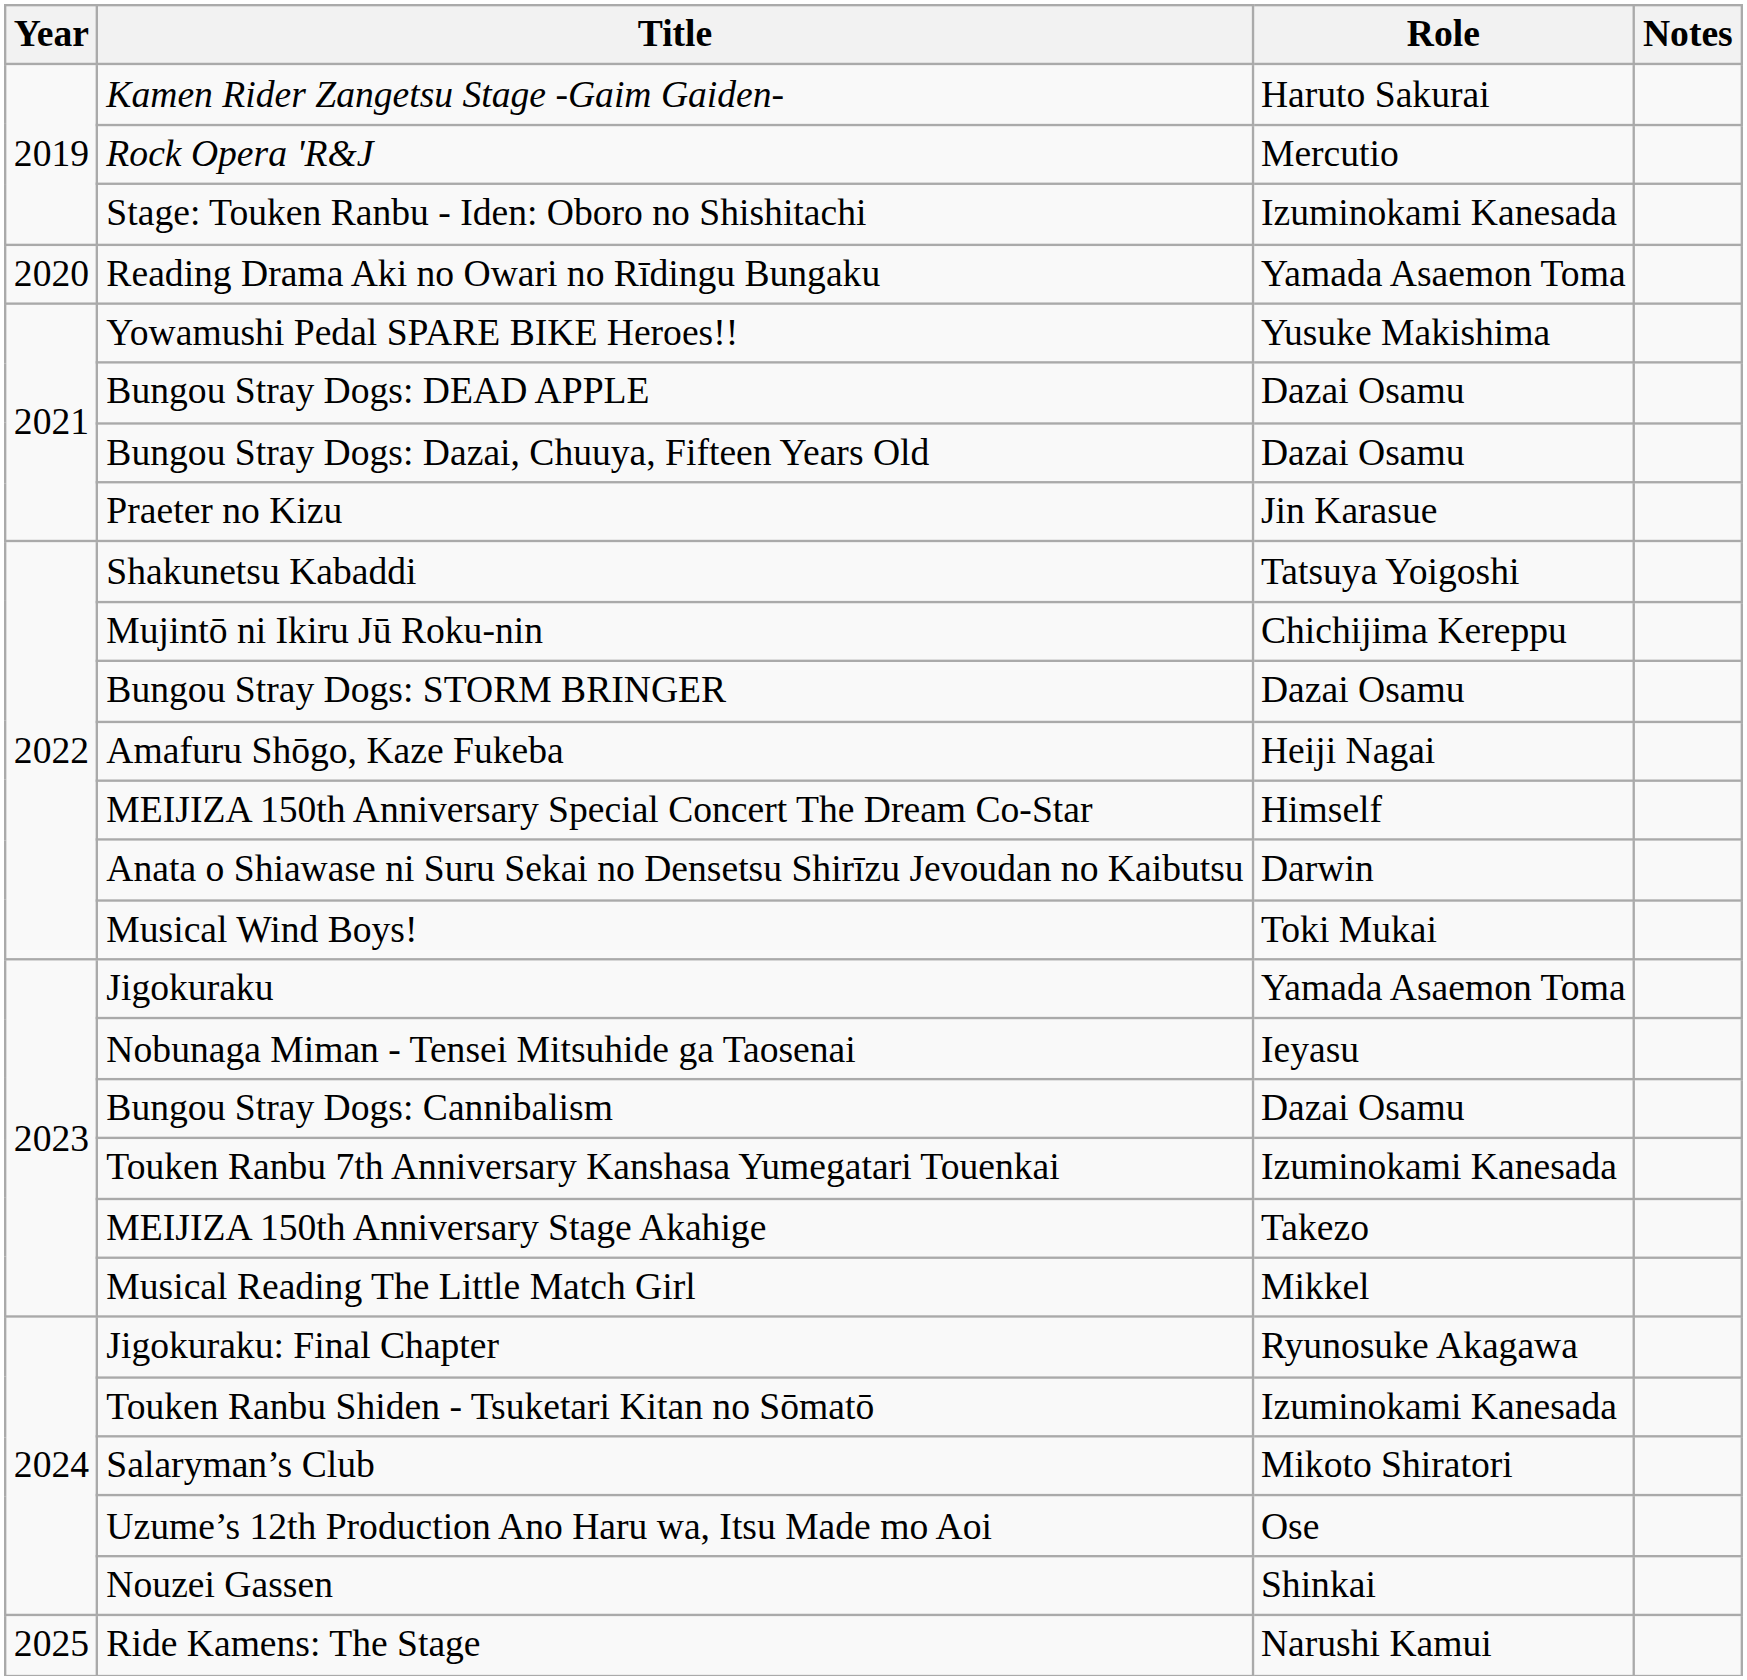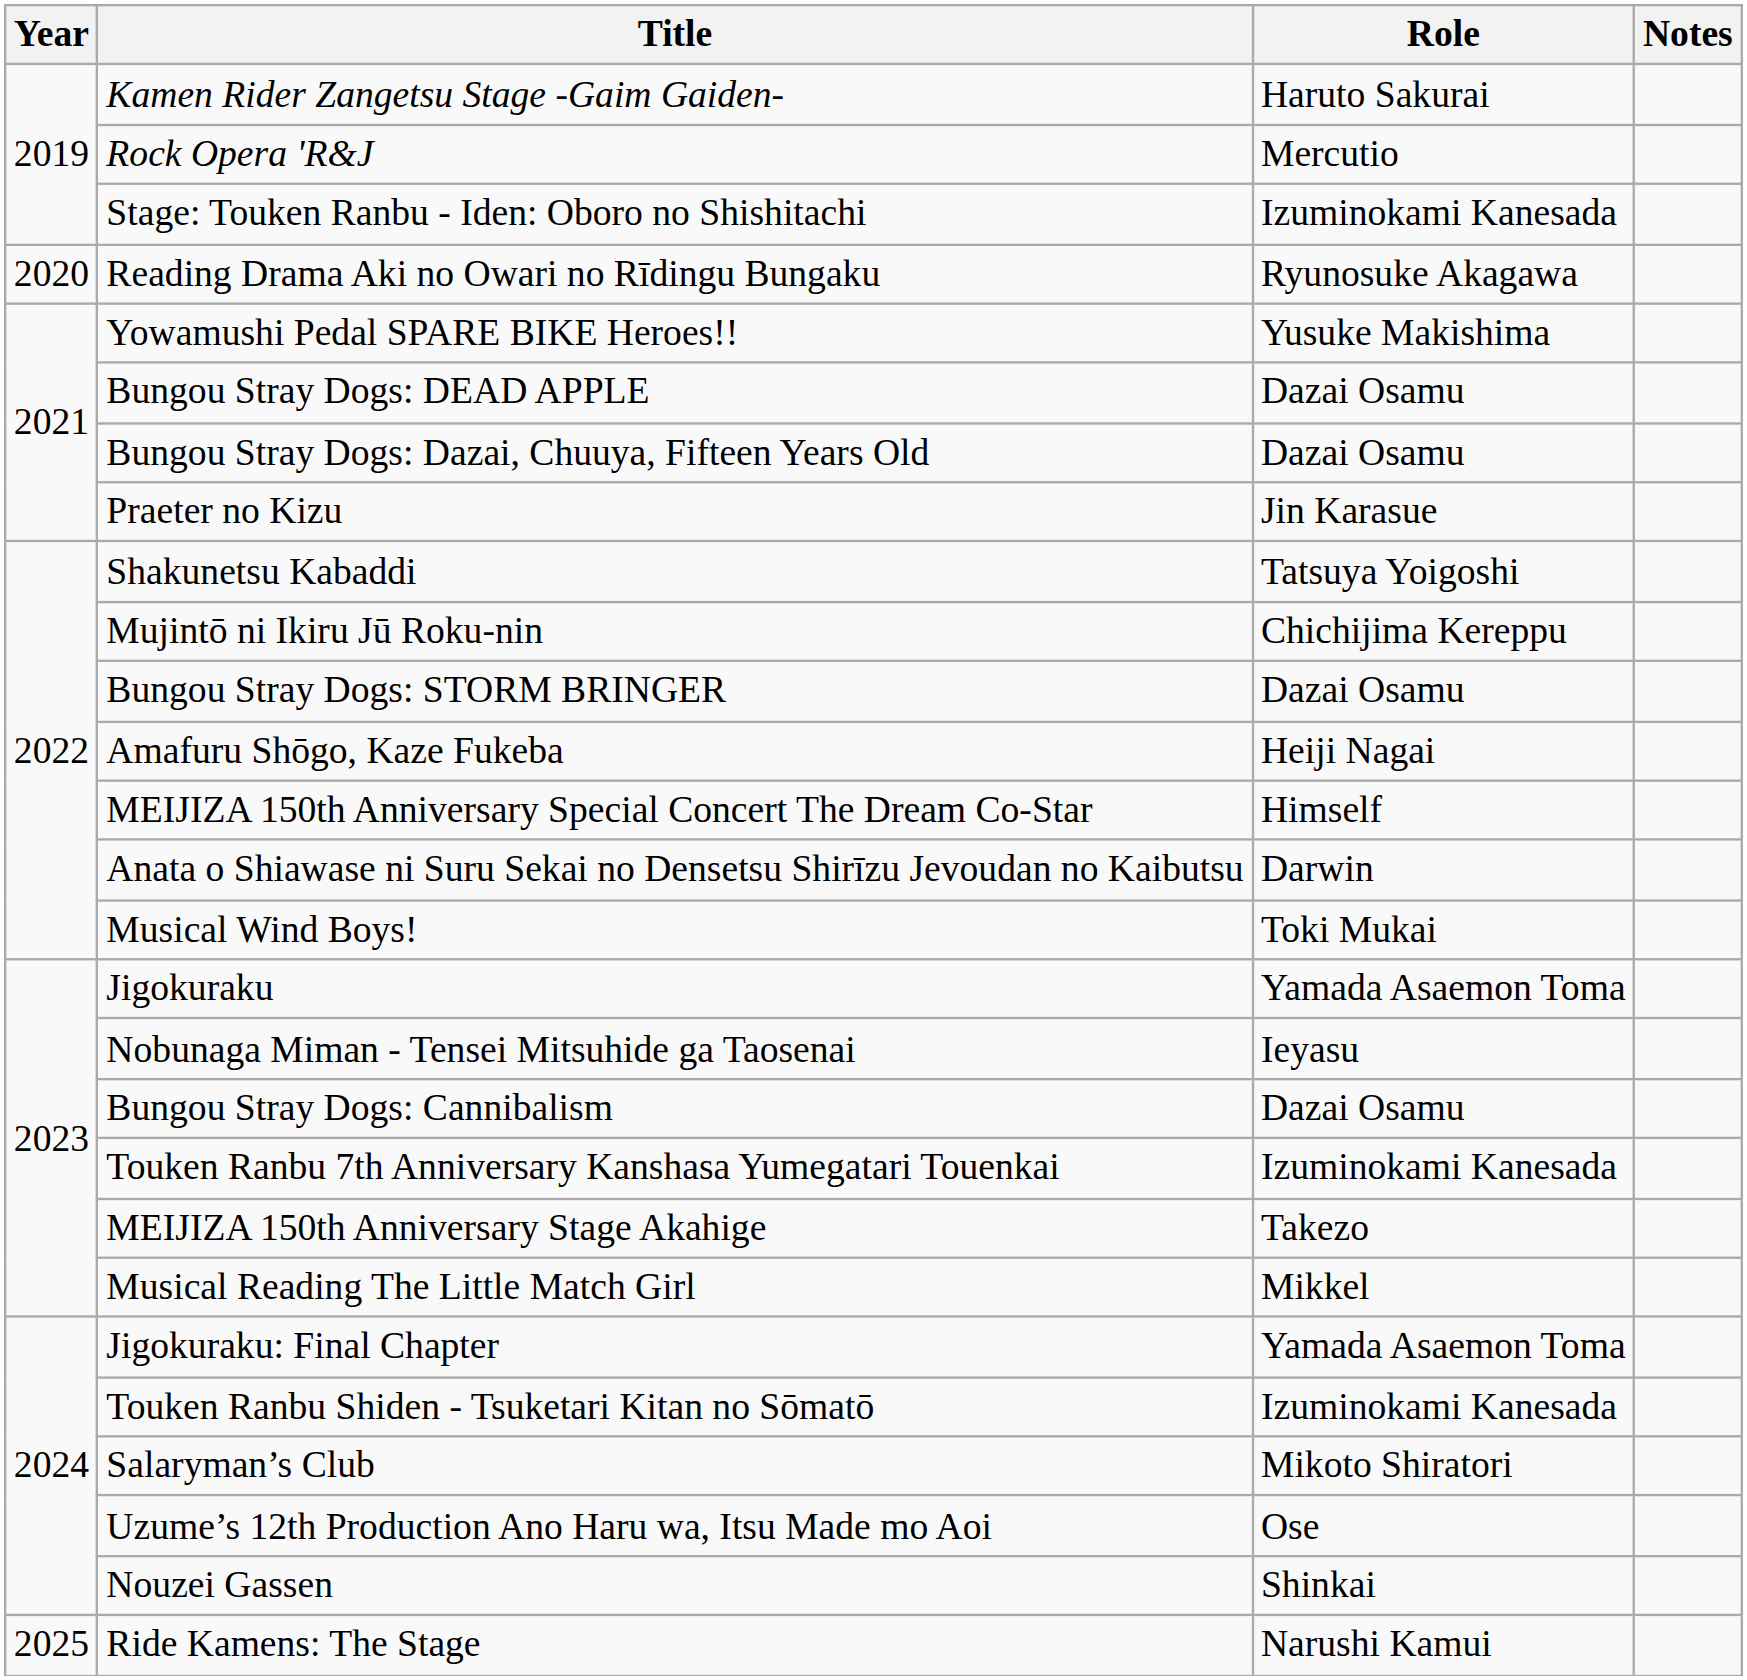(1443, 272) Yamada Asaemon Toma -> (1419, 272) Ryunosuke Akagawa
(1419, 1346) Ryunosuke Akagawa -> (1443, 1346) Yamada Asaemon Toma
